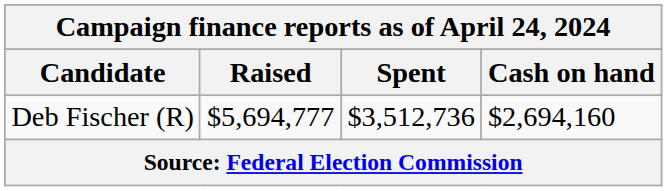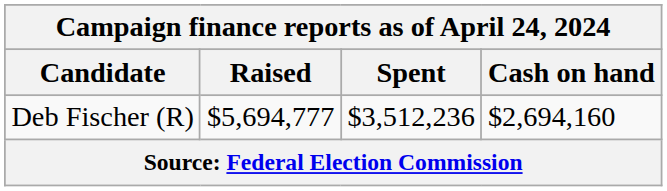(411, 116) $3,512,736 -> (411, 116) $3,512,236
